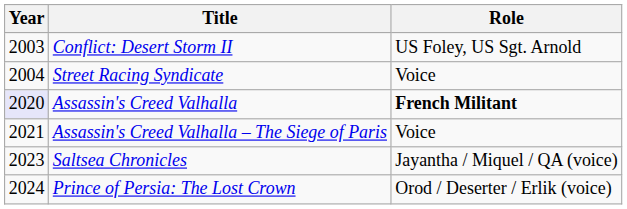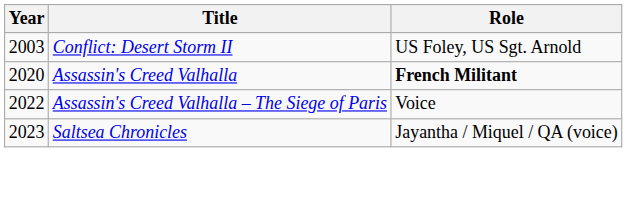- row: (138, 75)
(27, 103) lavender background -> (27, 75) no background
(27, 132) 2021 -> (27, 103) 2022
- row: (174, 189)
